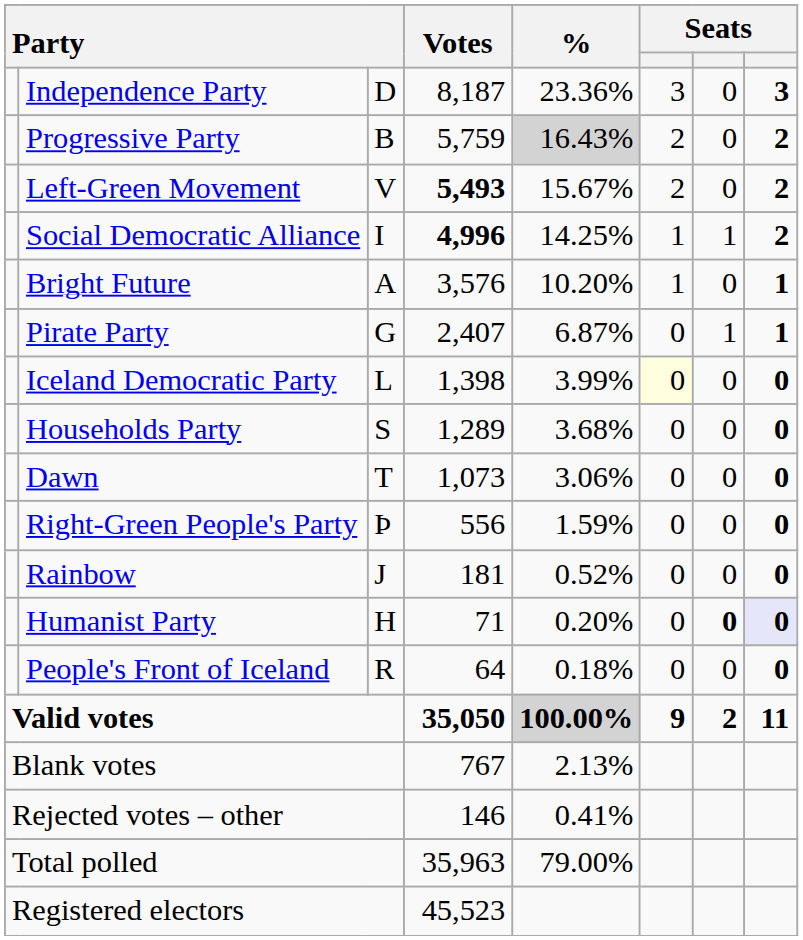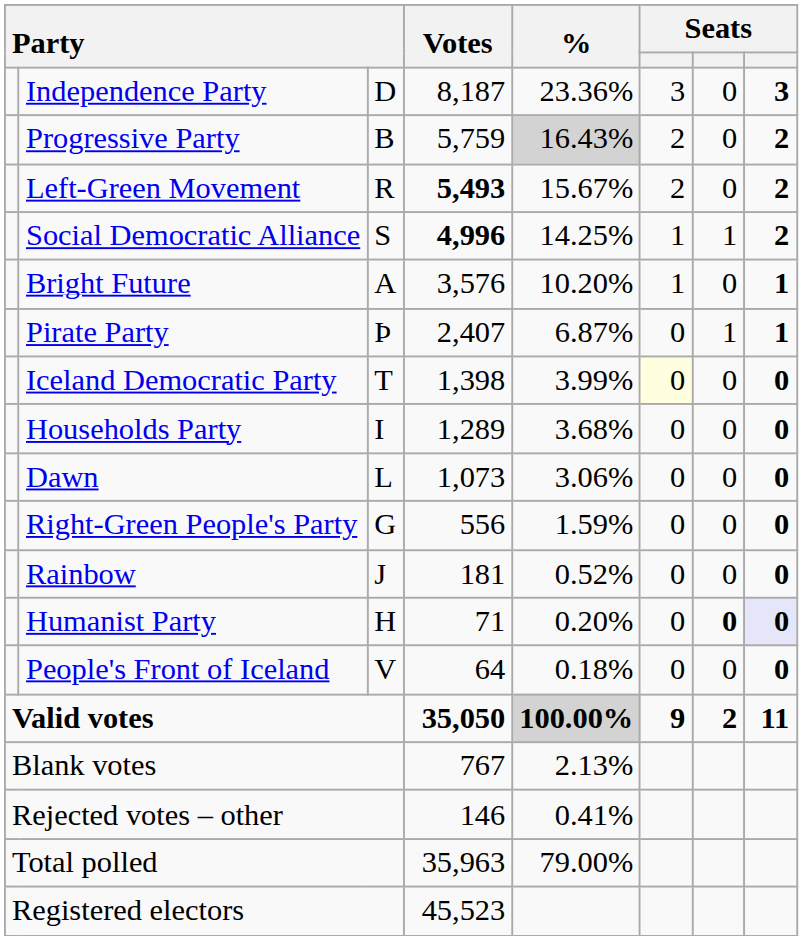(385, 187) V -> (384, 187) R
(379, 235) I -> (383, 235) S
(385, 331) G -> (383, 331) Þ
(384, 380) L -> (384, 380) T
(383, 428) S -> (379, 428) I
(384, 476) T -> (384, 476) L
(383, 524) Þ -> (385, 524) G
(384, 669) R -> (385, 669) V
